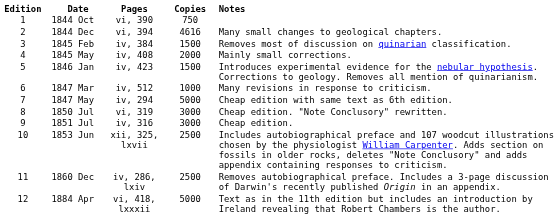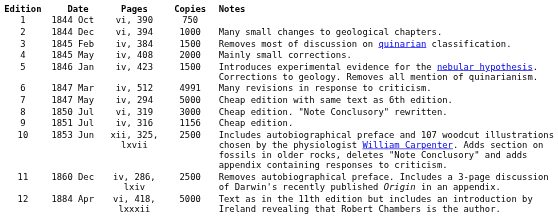(190, 32) 4616 -> (190, 32) 1000
(190, 88) 1000 -> (190, 88) 4991
(190, 123) 3000 -> (190, 123) 1156
